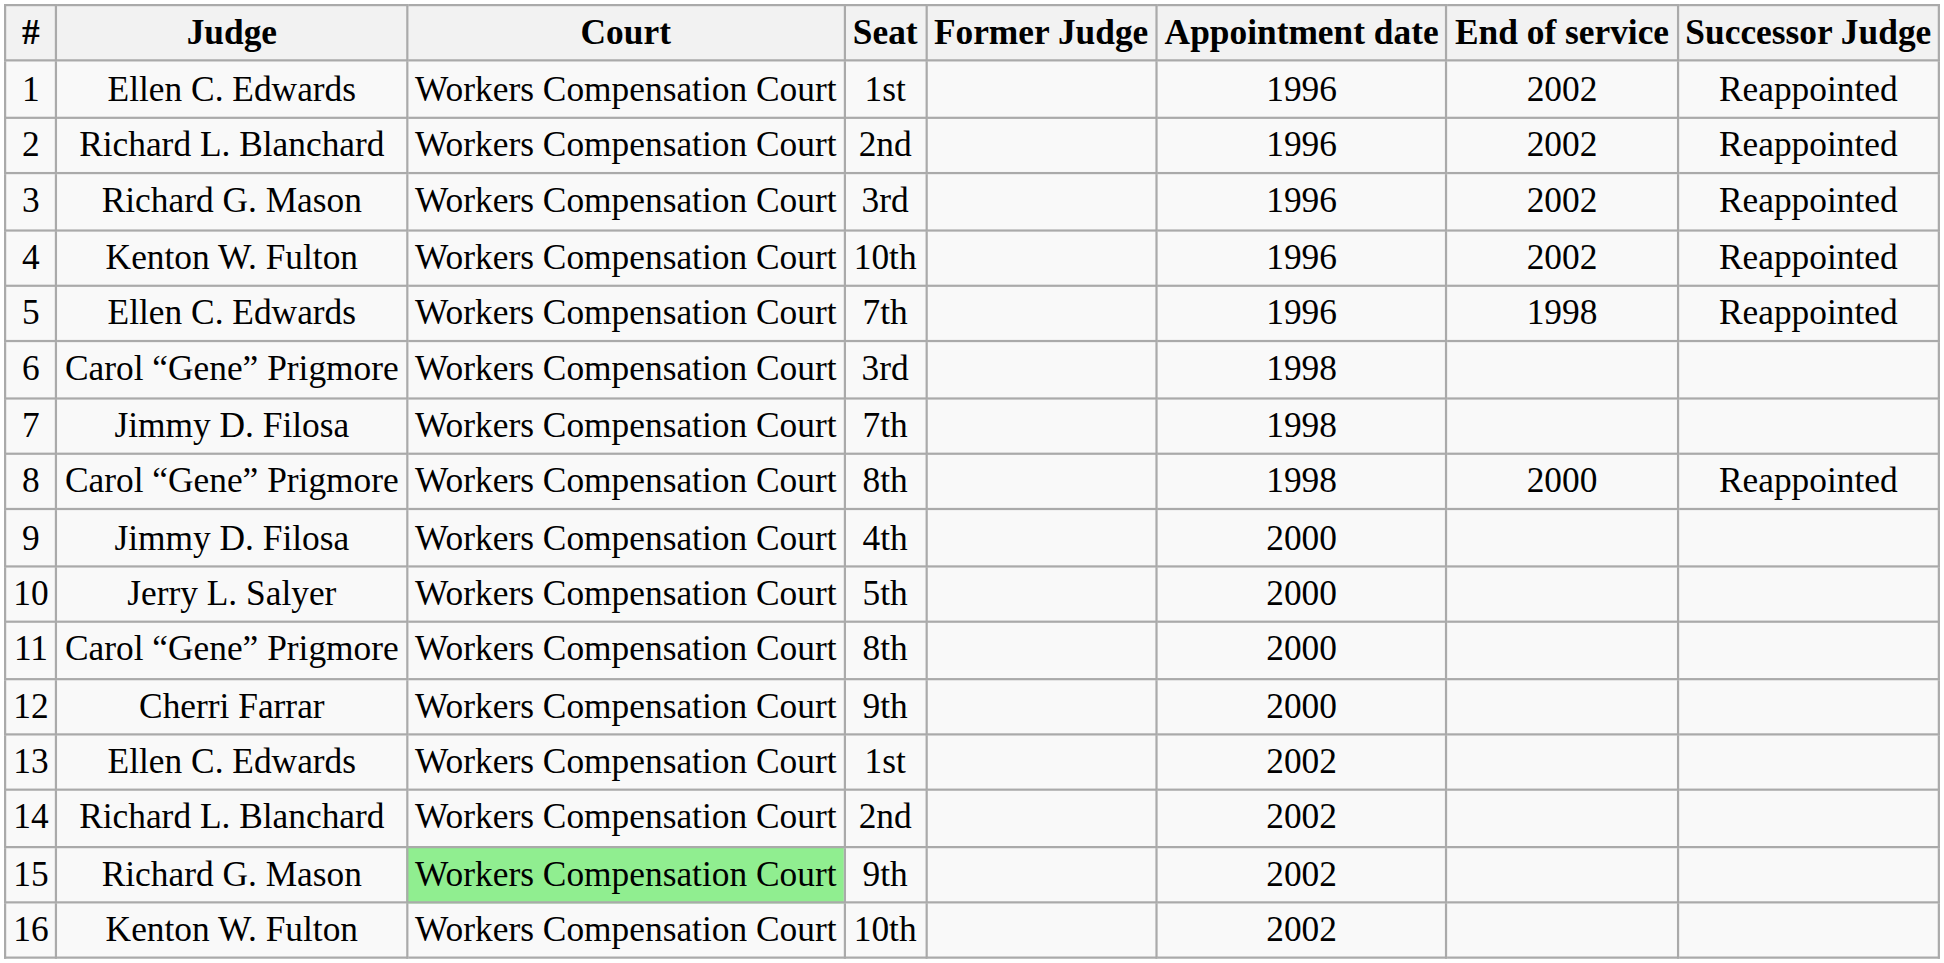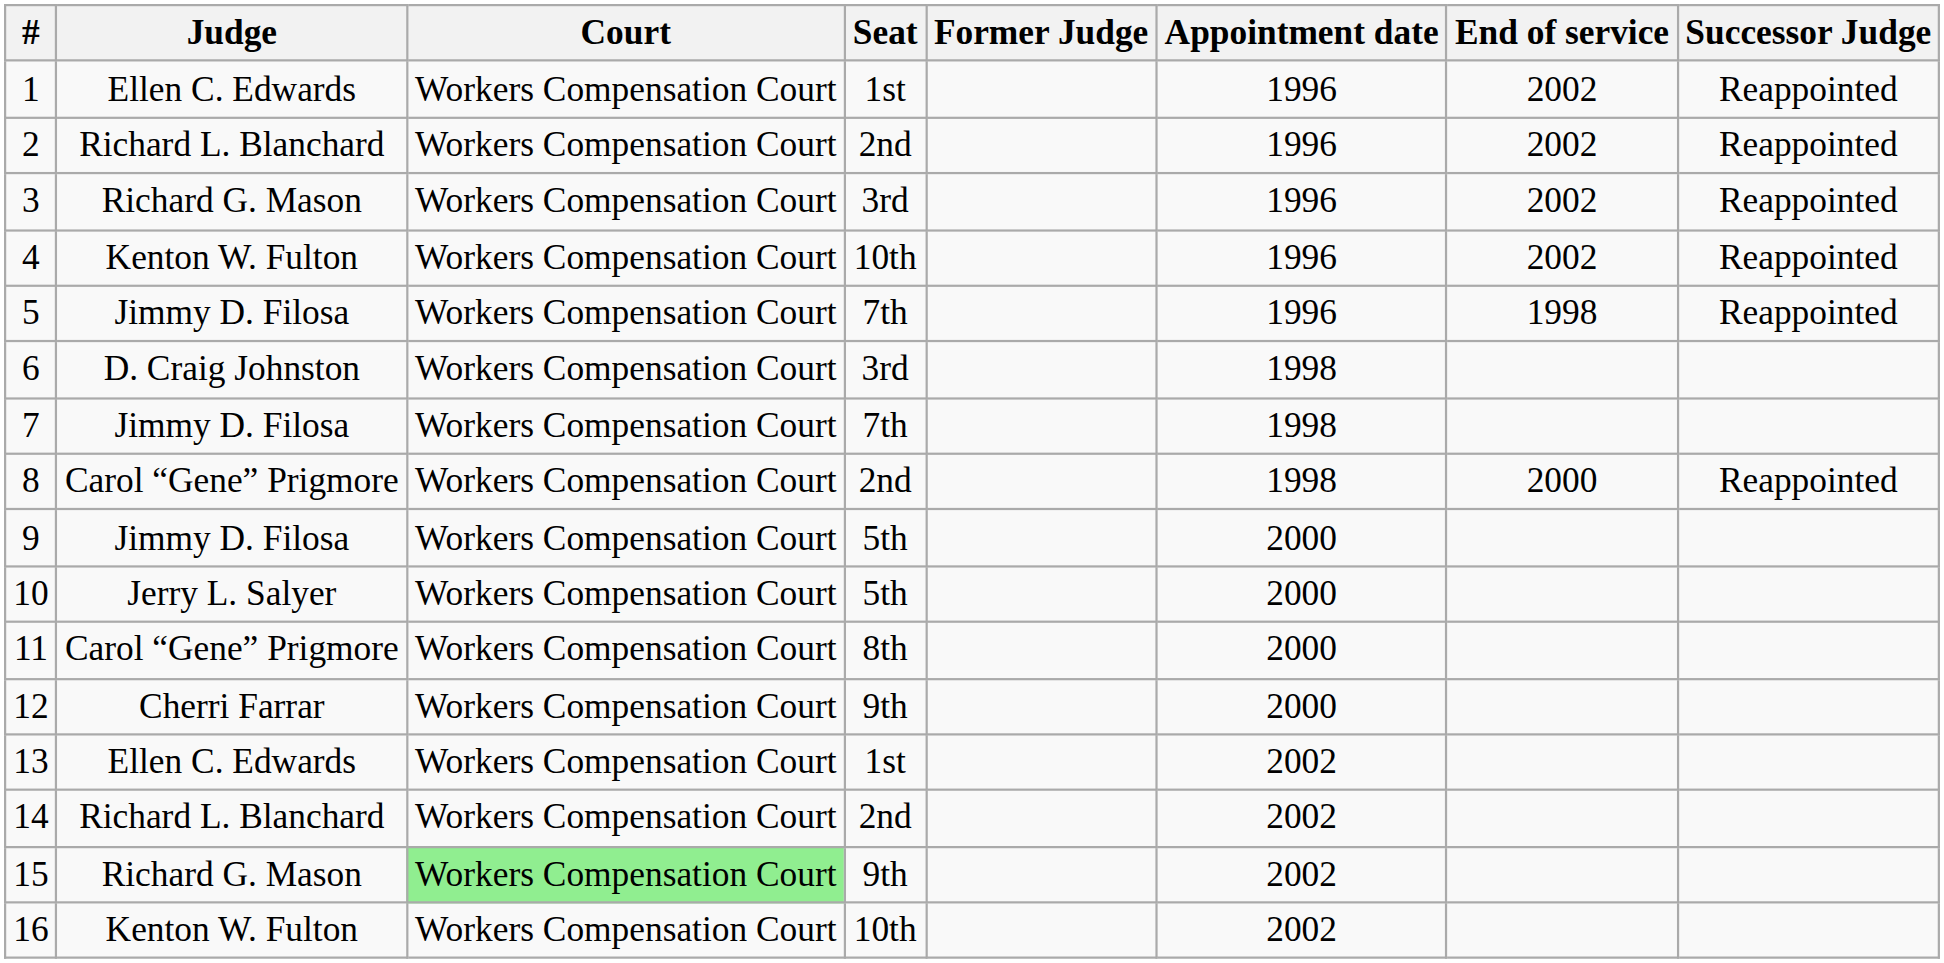(232, 312) Ellen C. Edwards -> (232, 312) Jimmy D. Filosa
(232, 369) Carol “Gene” Prigmore -> (232, 369) D. Craig Johnston
(885, 481) 8th -> (885, 481) 2nd
(885, 537) 4th -> (885, 537) 5th
